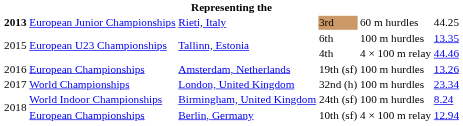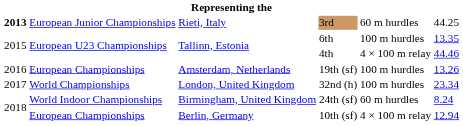(392, 99) 100 m hurdles -> (389, 99) 60 m hurdles
